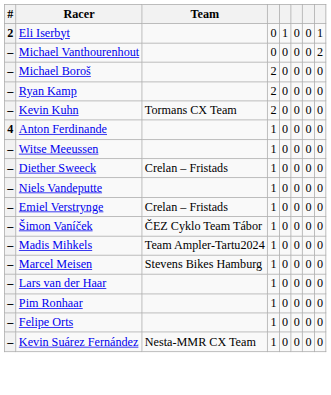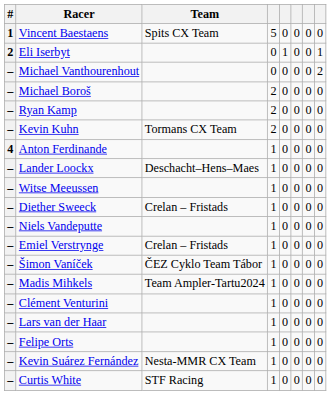+ row: (64, 33)
+ row: (56, 168)
+ row: (64, 303)
- row: (56, 264)
- row: (51, 303)
+ row: (50, 380)
